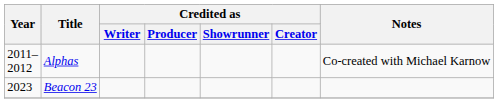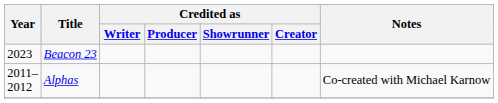rows swapped: (61, 61) <-> (70, 87)
